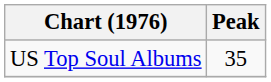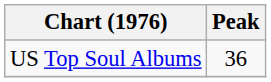(236, 58) 35 -> (236, 58) 36
